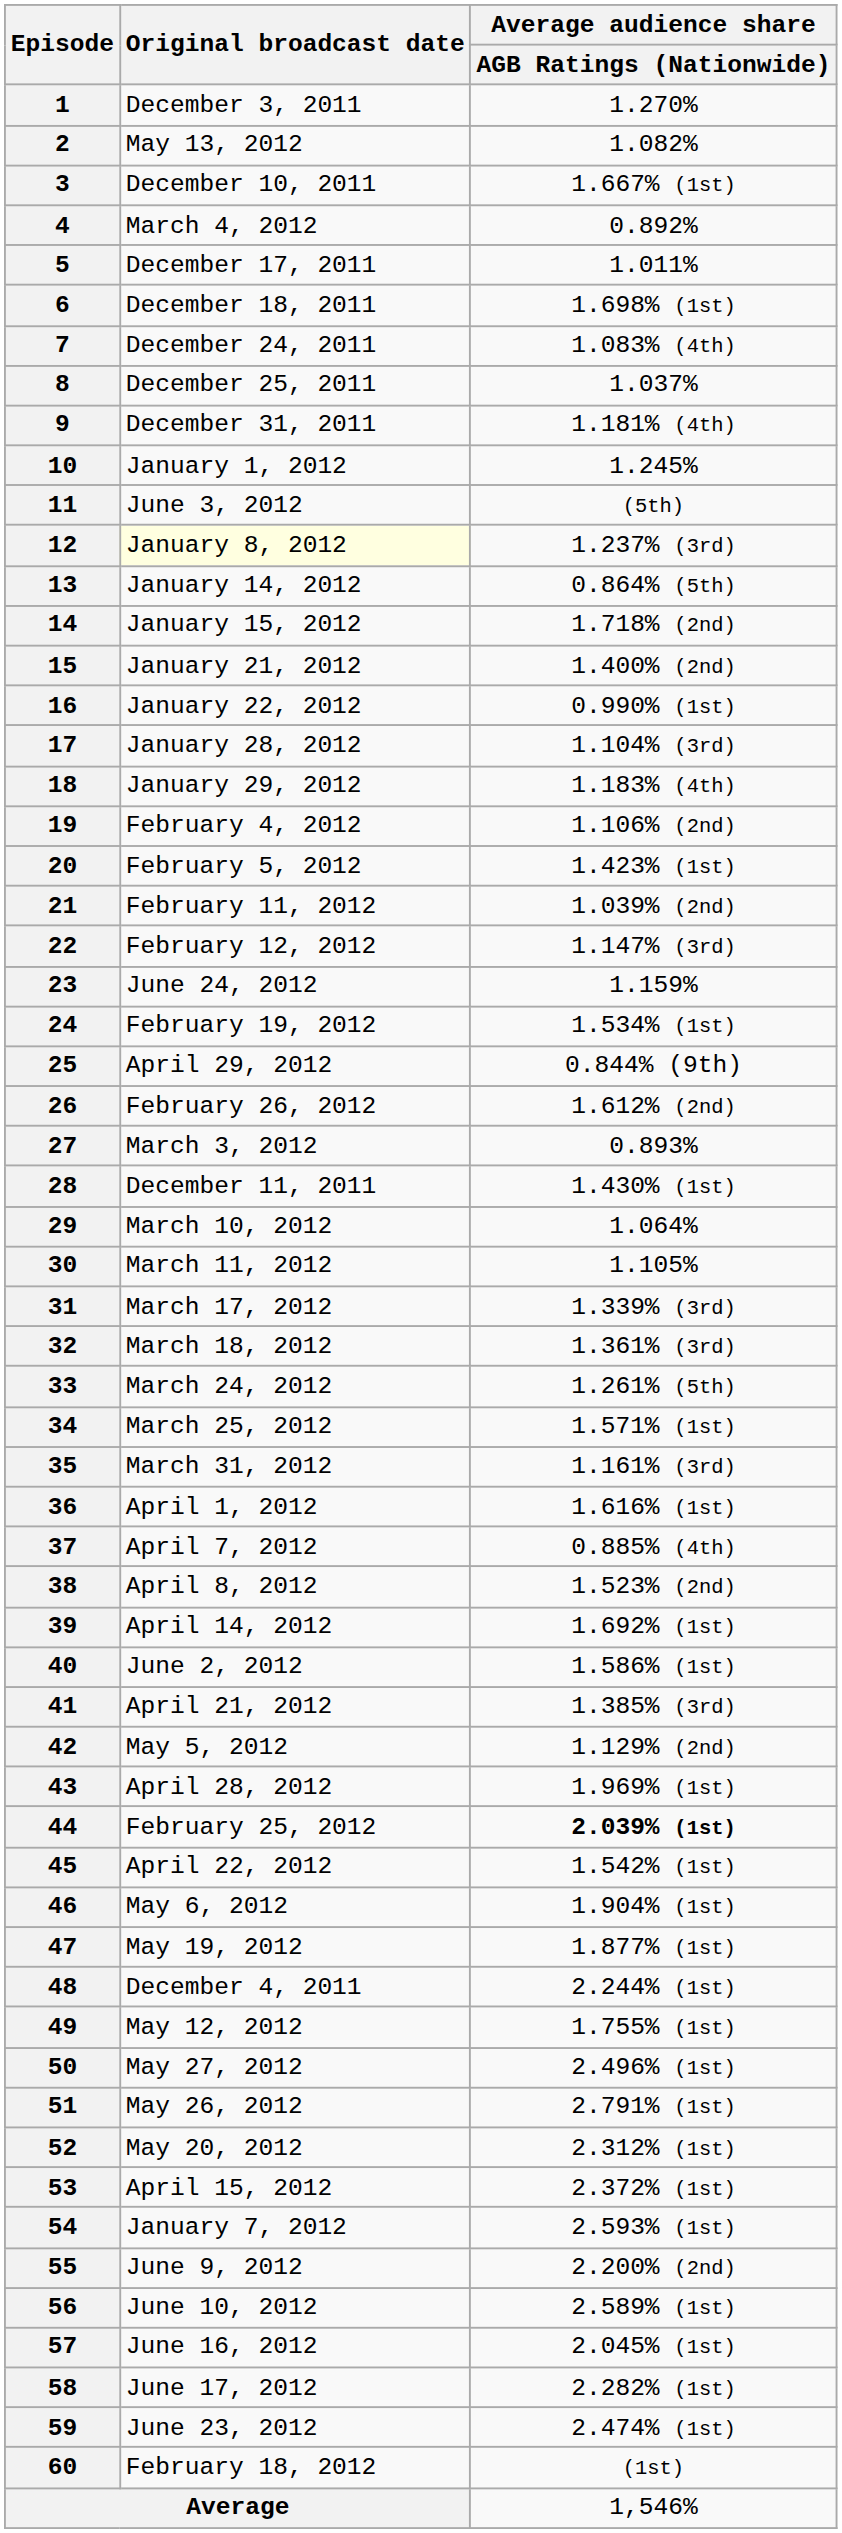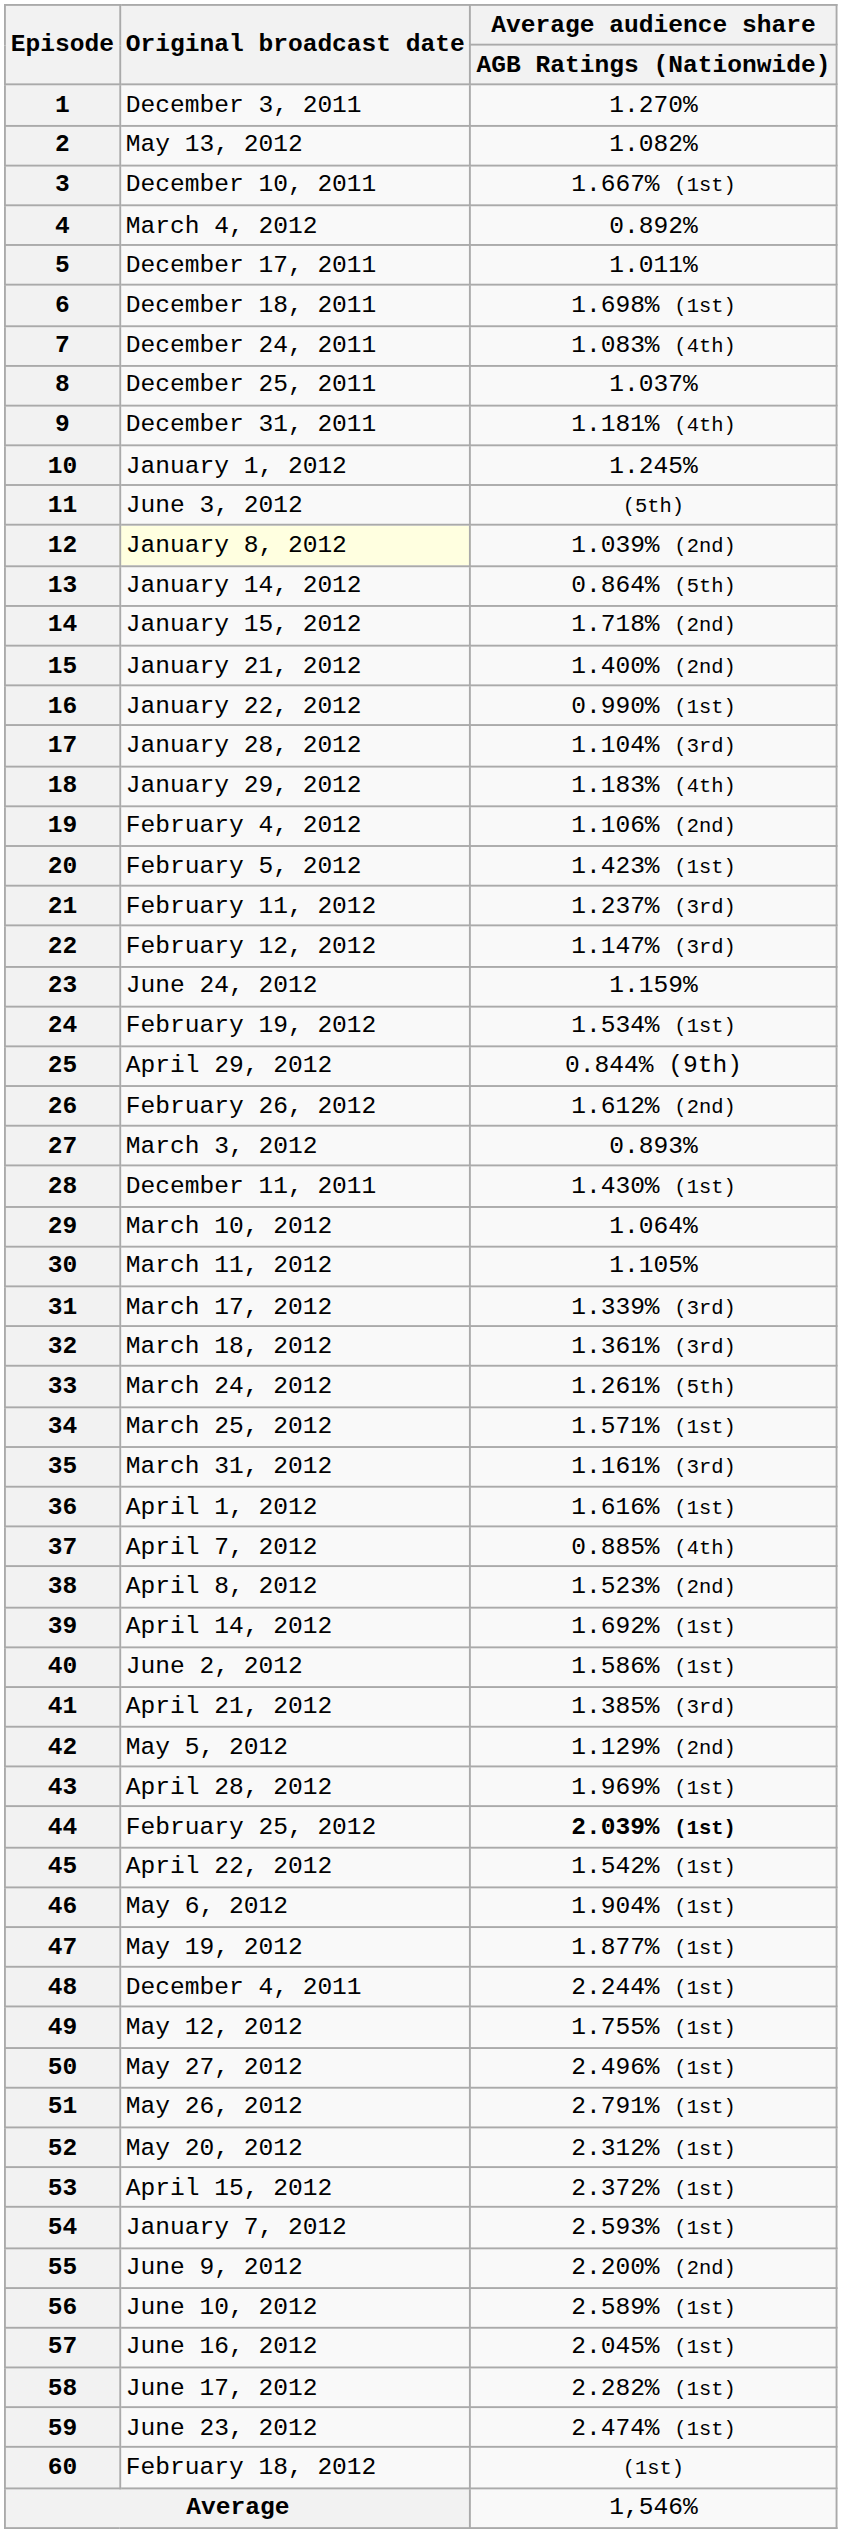(653, 546) 1.237% (3rd) -> (653, 546) 1.039% (2nd)
(653, 906) 1.039% (2nd) -> (653, 906) 1.237% (3rd)
